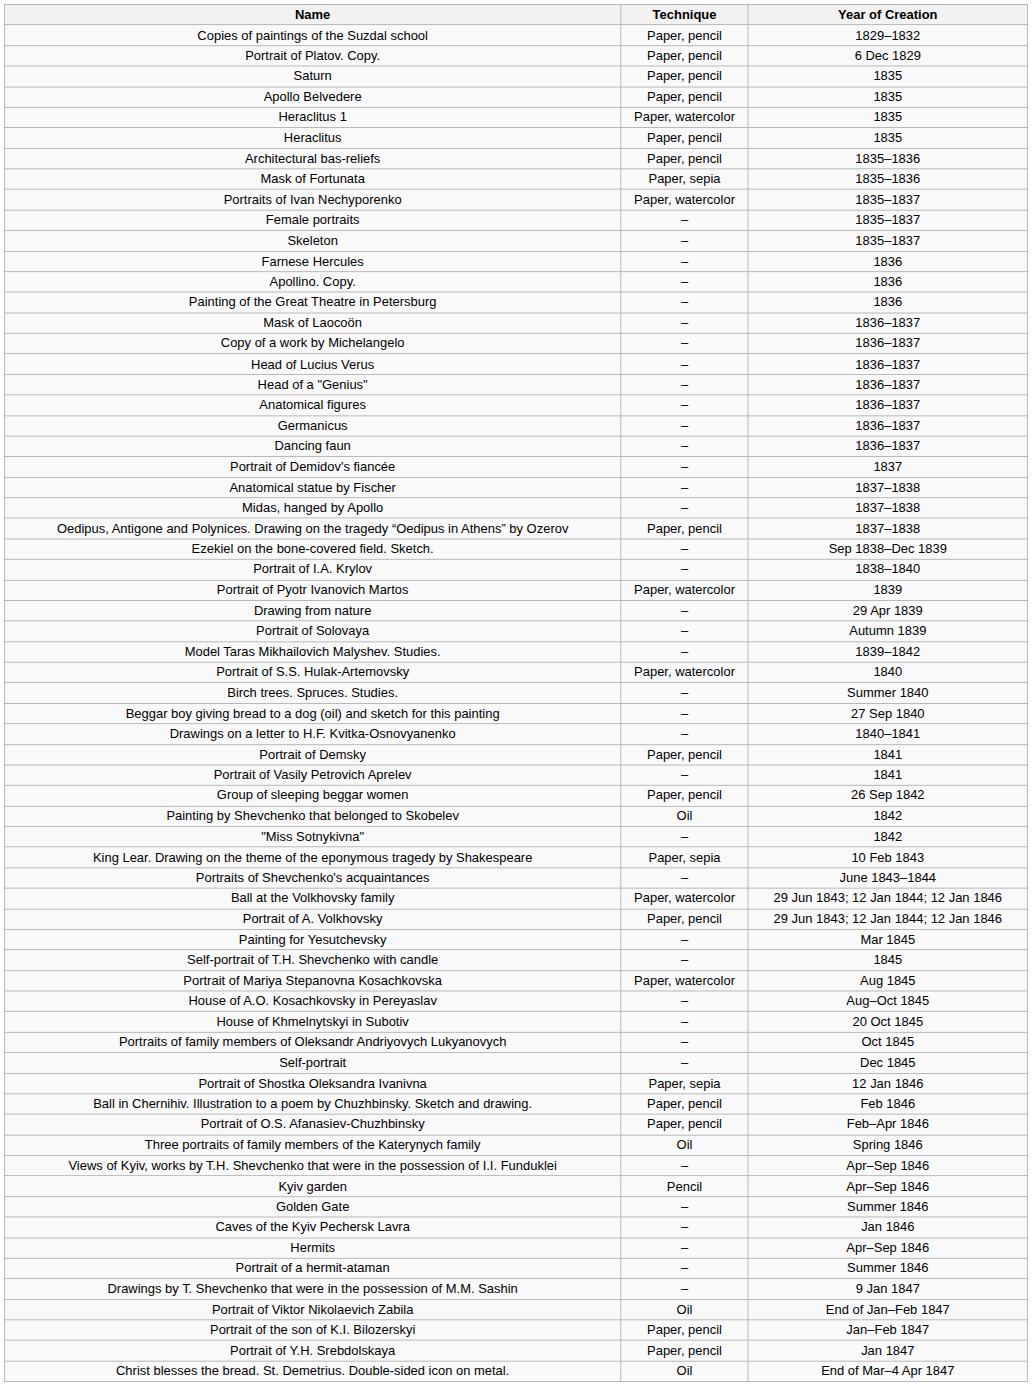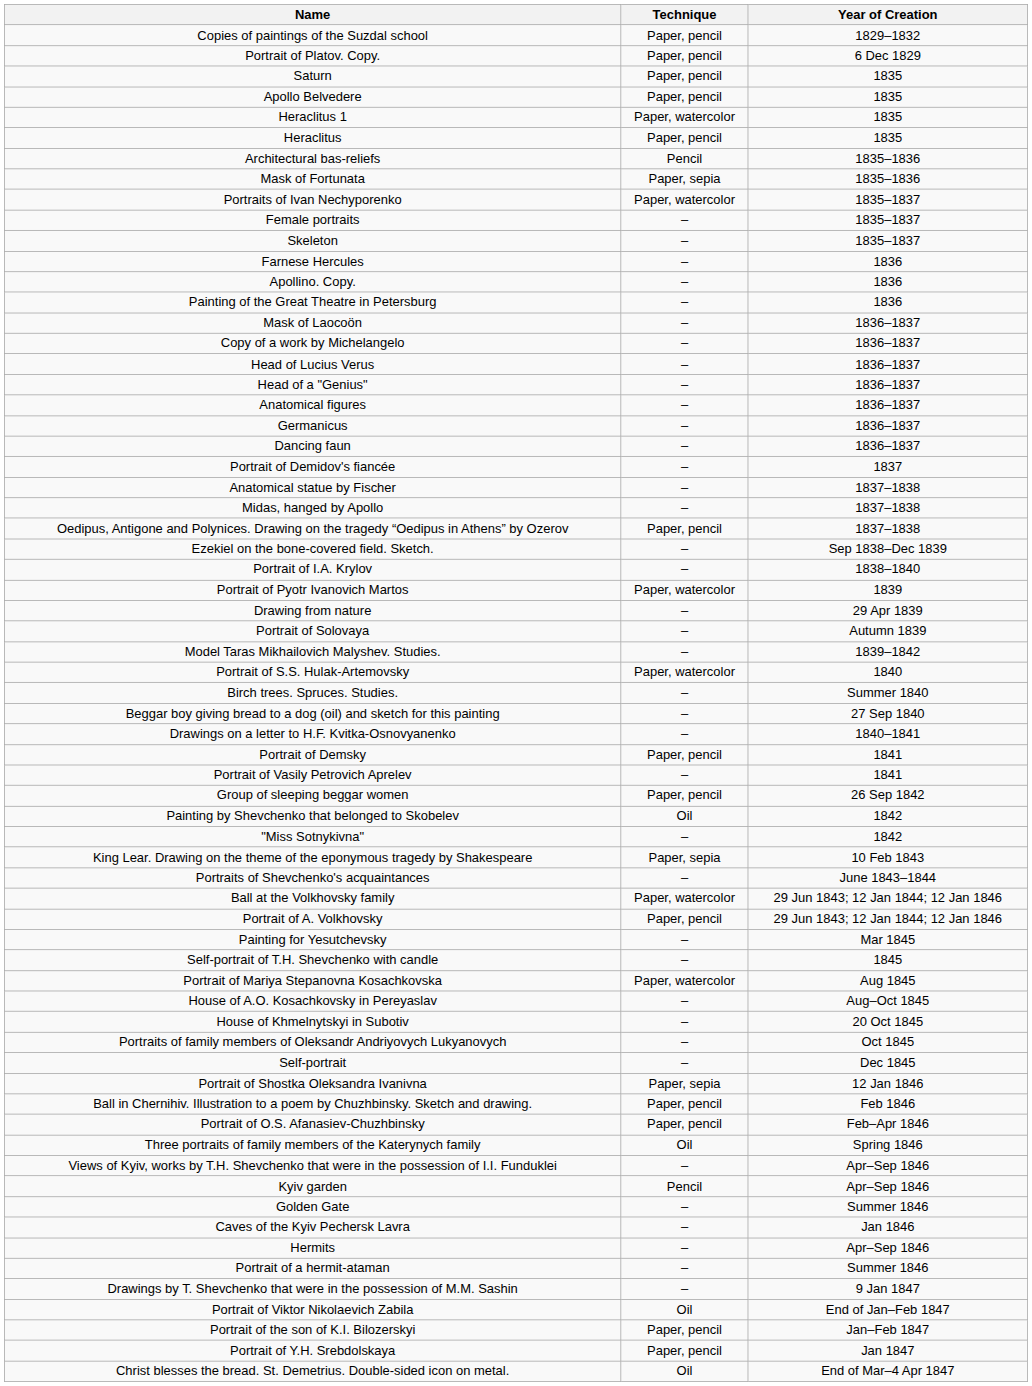(685, 158) Paper, pencil -> (685, 158) Pencil
